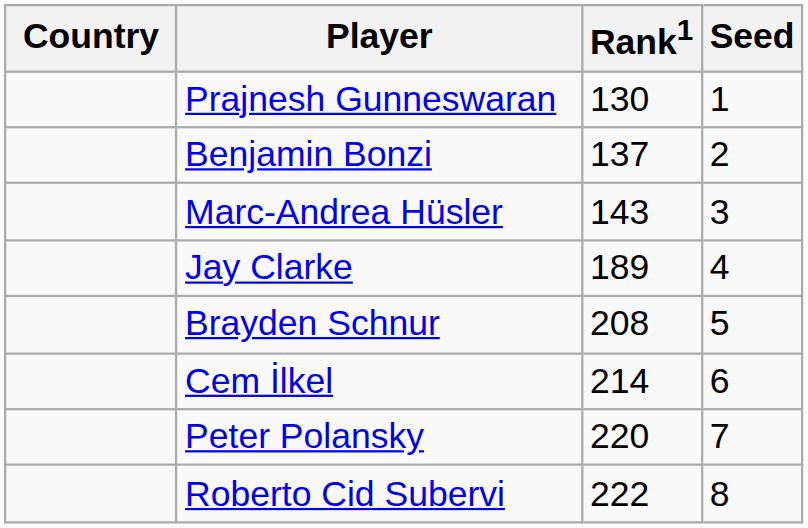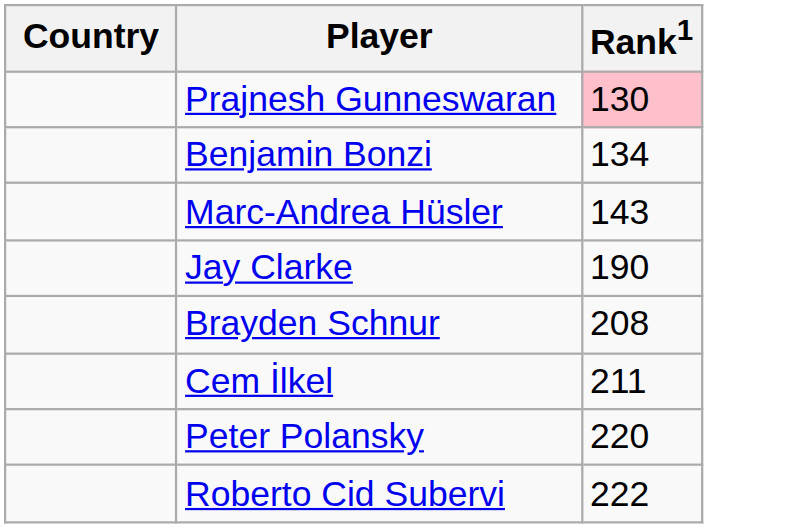- column: (752, 37)
(620, 98) no background -> (620, 98) pink background
(620, 154) 137 -> (620, 154) 134
(620, 267) 189 -> (620, 267) 190
(620, 380) 214 -> (618, 380) 211
